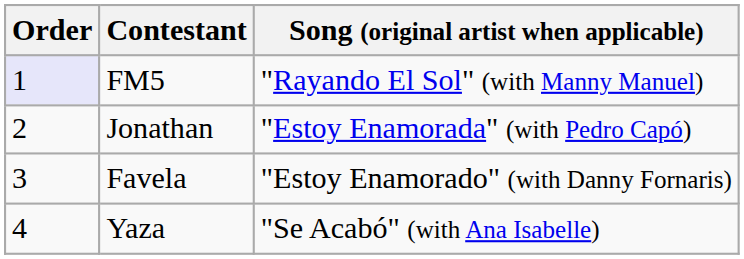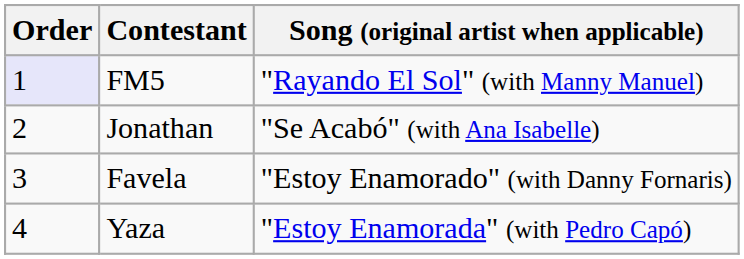(476, 128) "Estoy Enamorada" (with Pedro Capó) -> (430, 128) "Se Acabó" (with Ana Isabelle)
(430, 228) "Se Acabó" (with Ana Isabelle) -> (476, 228) "Estoy Enamorada" (with Pedro Capó)
